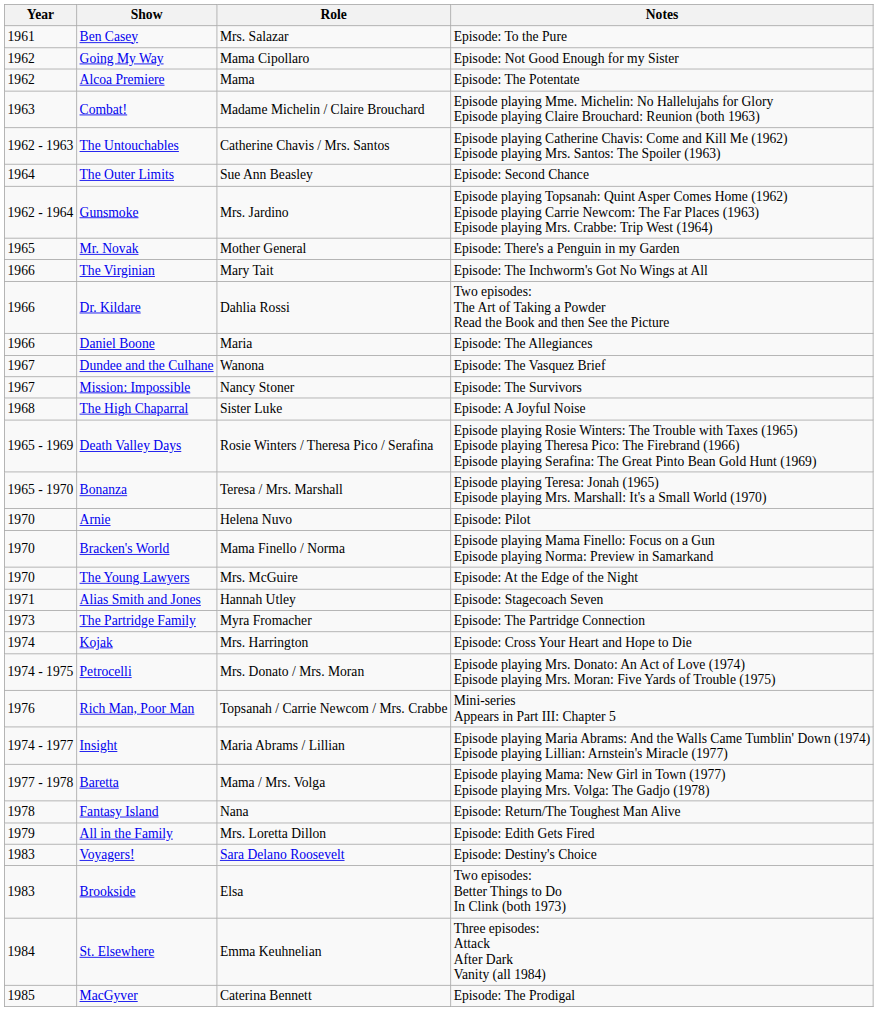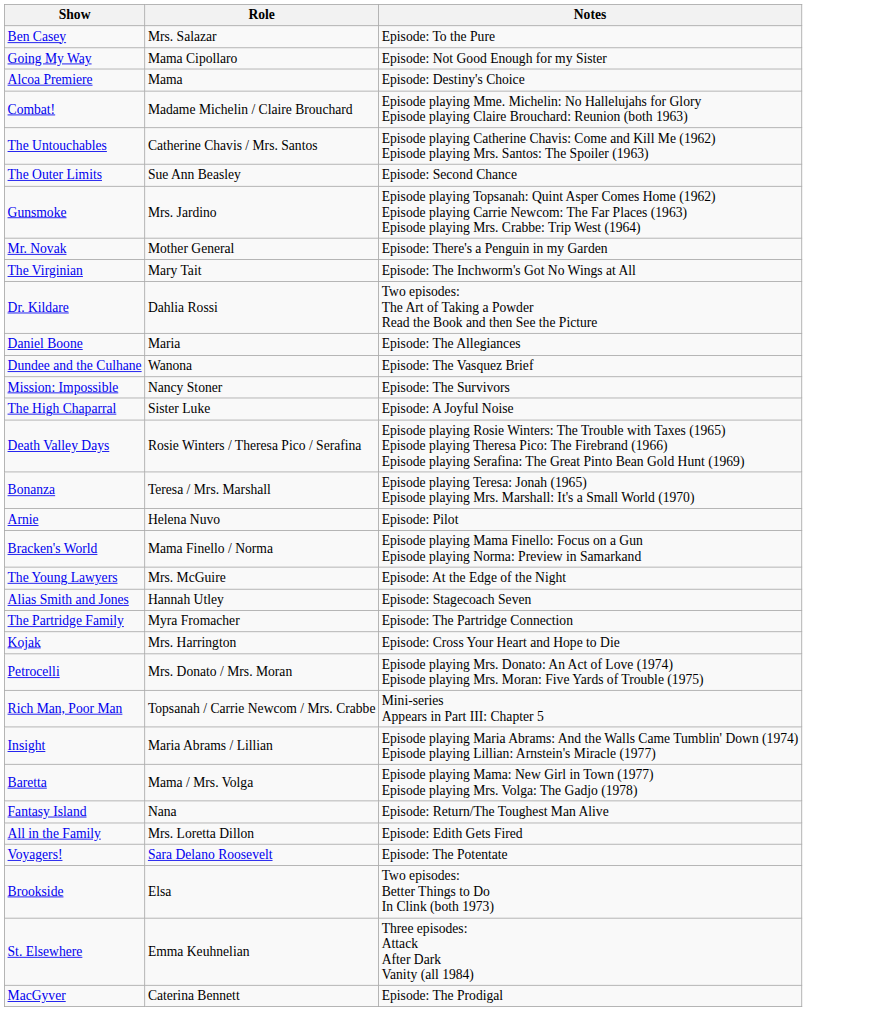- column: (40, 15)
(517, 79) Episode: The Potentate -> (453, 79) Episode: Destiny's Choice
(525, 854) Episode: Destiny's Choice -> (445, 854) Episode: The Potentate
